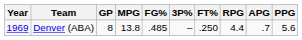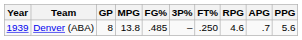(18, 28) 1969 -> (18, 28) 1939
(237, 28) 4.4 -> (237, 28) 4.6
